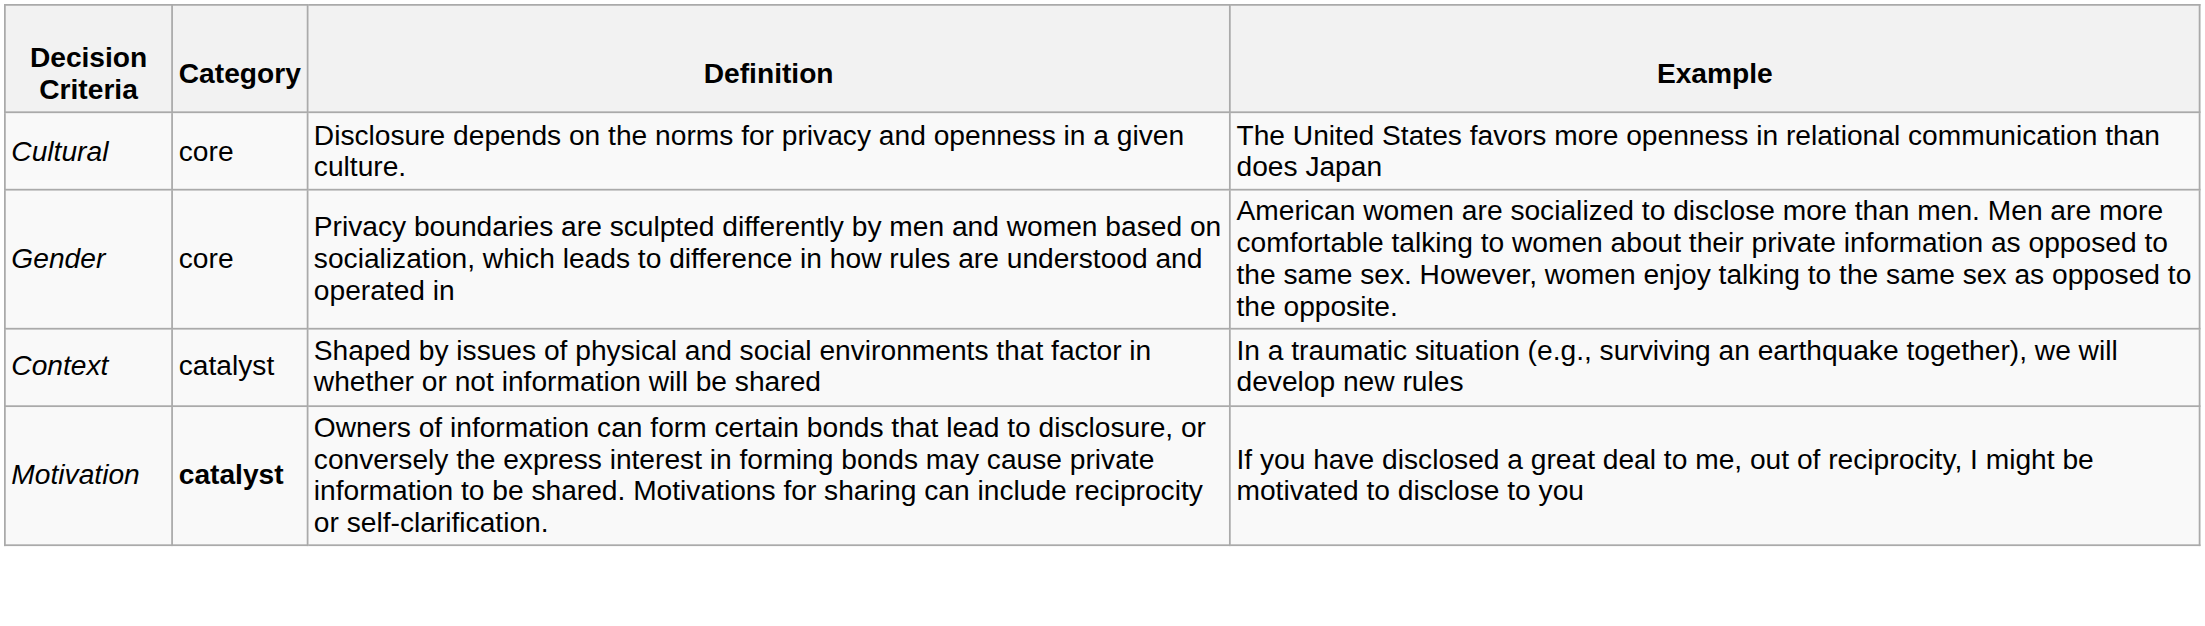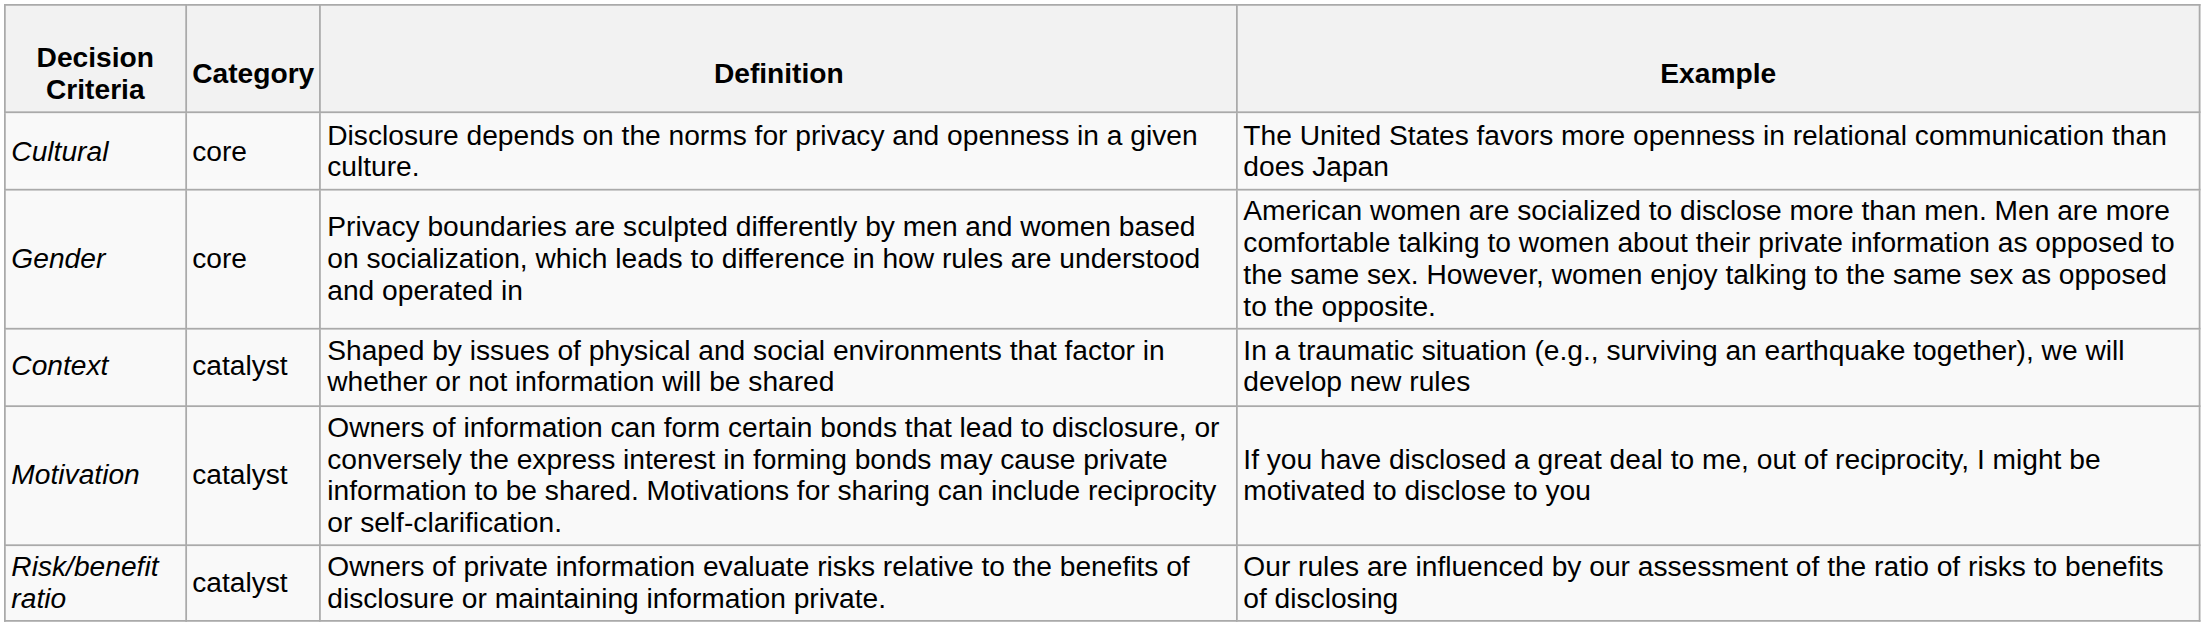(231, 474) bold -> (240, 474) normal
+ row: (85, 582)
